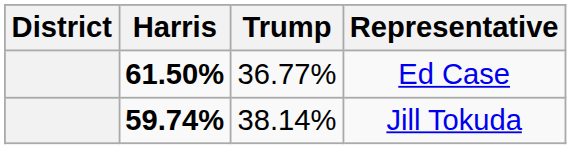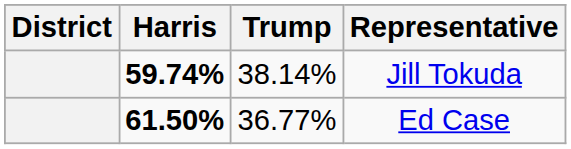rows swapped: (454, 73) <-> (454, 119)
